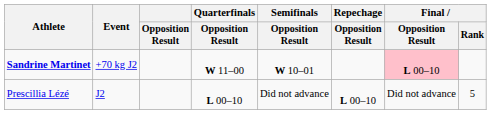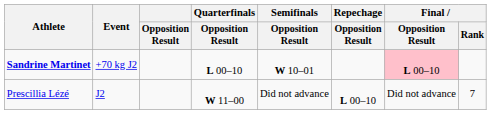(224, 71) W 11–00 -> (224, 71) L 00–10
(224, 101) L 00–10 -> (224, 101) W 11–00
(472, 94) 5 -> (472, 94) 7
